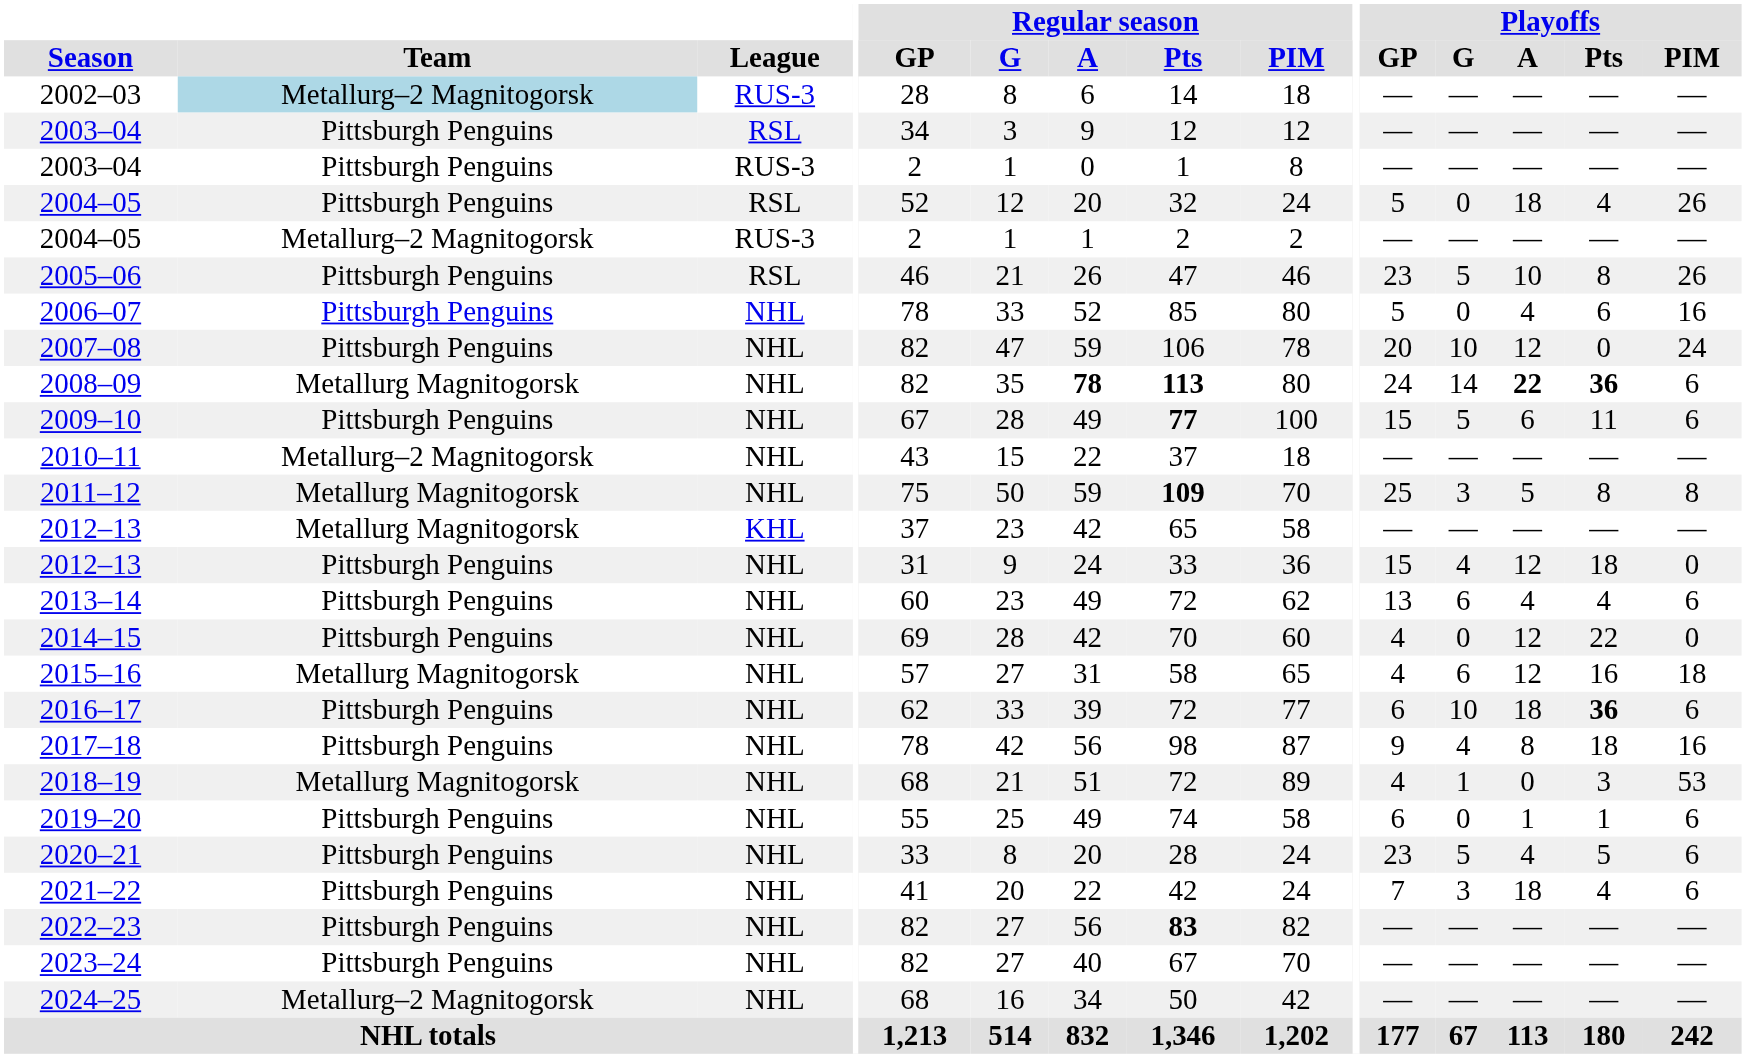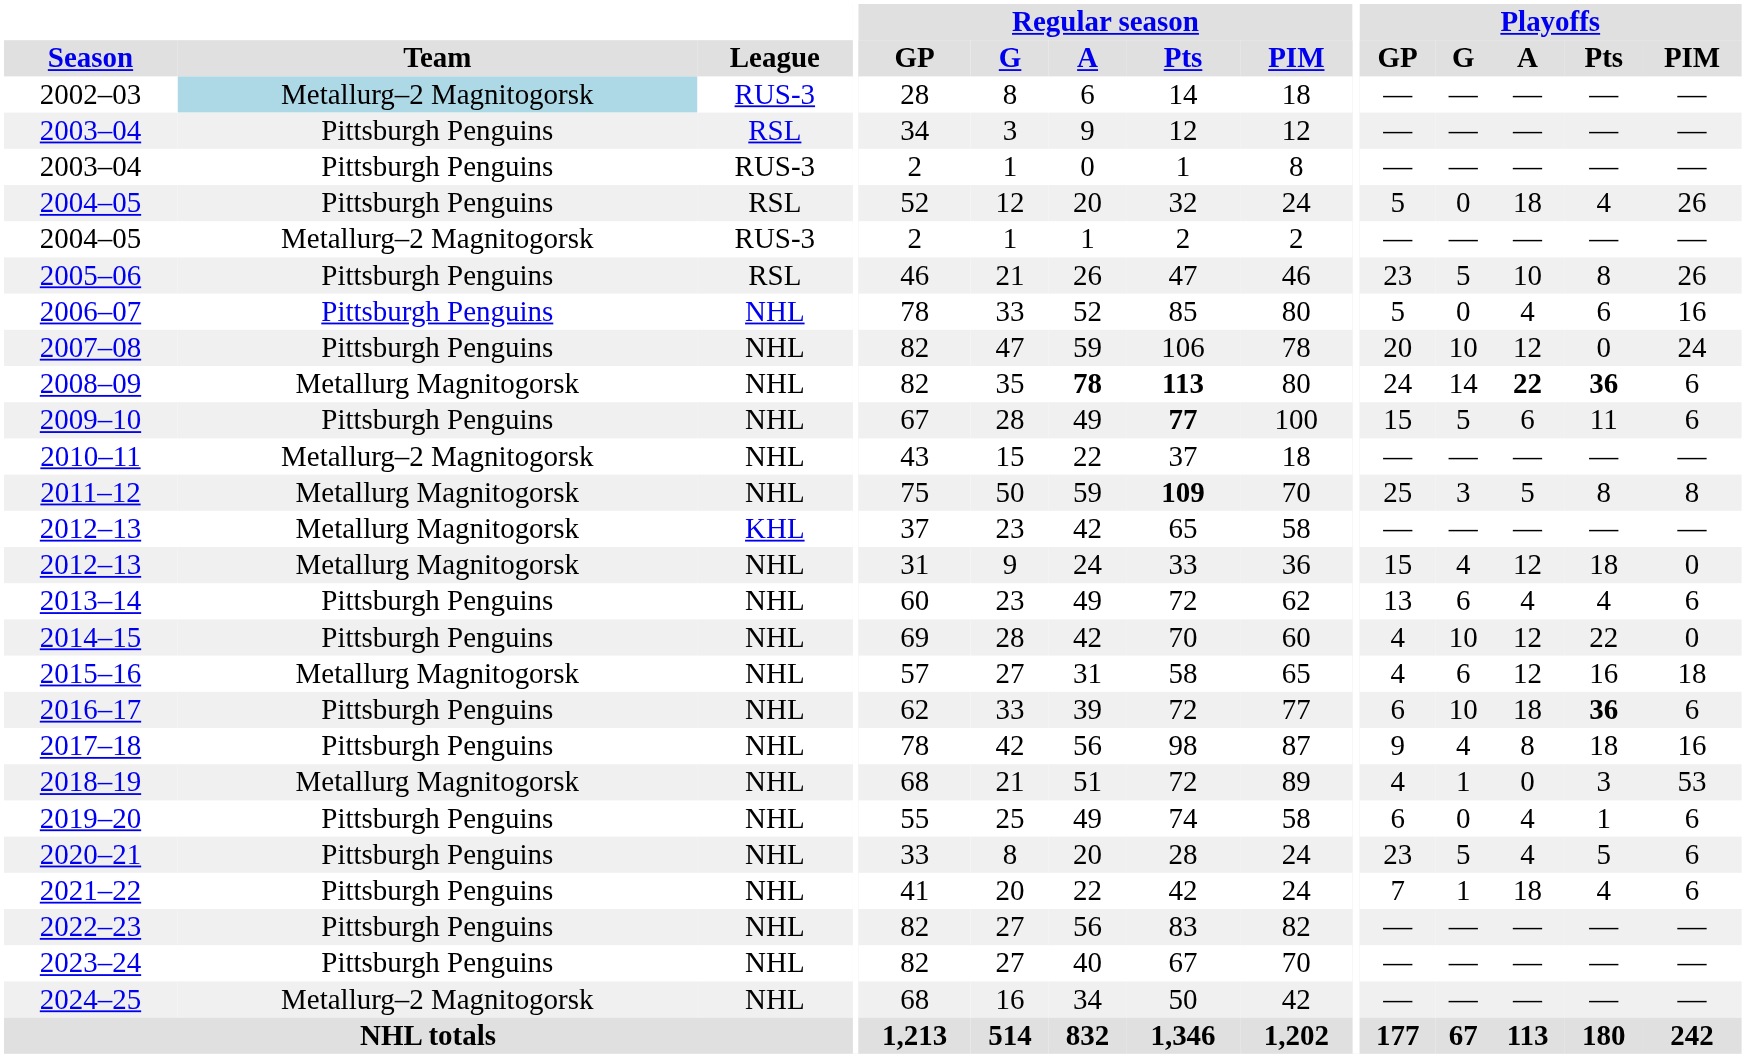(437, 564) Pittsburgh Penguins -> (437, 564) Metallurg Magnitogorsk
(1463, 637) 0 -> (1463, 637) 10
(1528, 818) 1 -> (1528, 818) 4
(1463, 890) 3 -> (1463, 890) 1
(1183, 926) bold -> (1183, 926) normal
